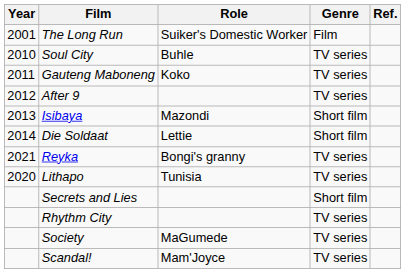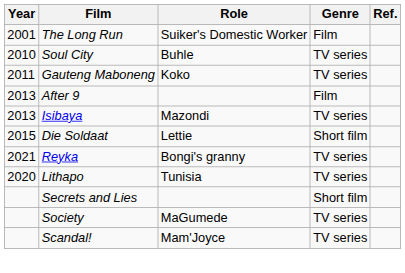(22, 95) 2012 -> (22, 95) 2013
(340, 95) TV series -> (325, 95) Film
(340, 116) Short film -> (340, 116) TV series
(22, 136) 2014 -> (22, 136) 2015
- row: (77, 217)
